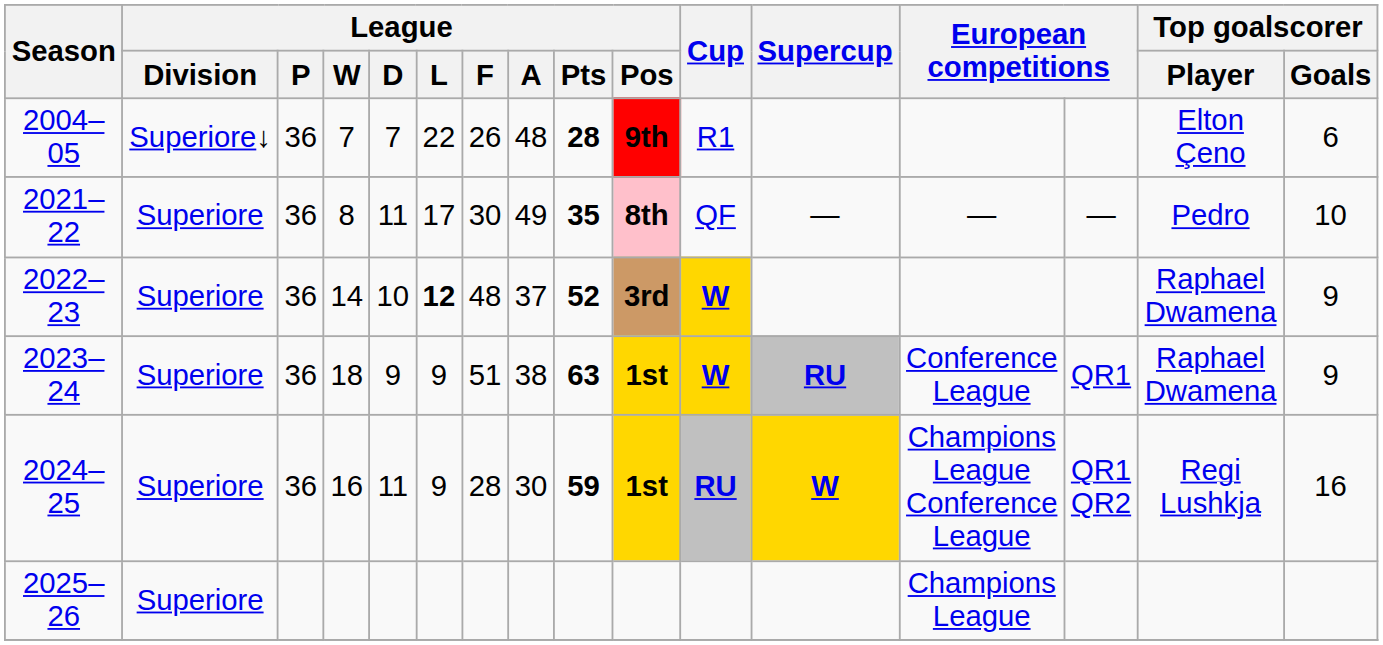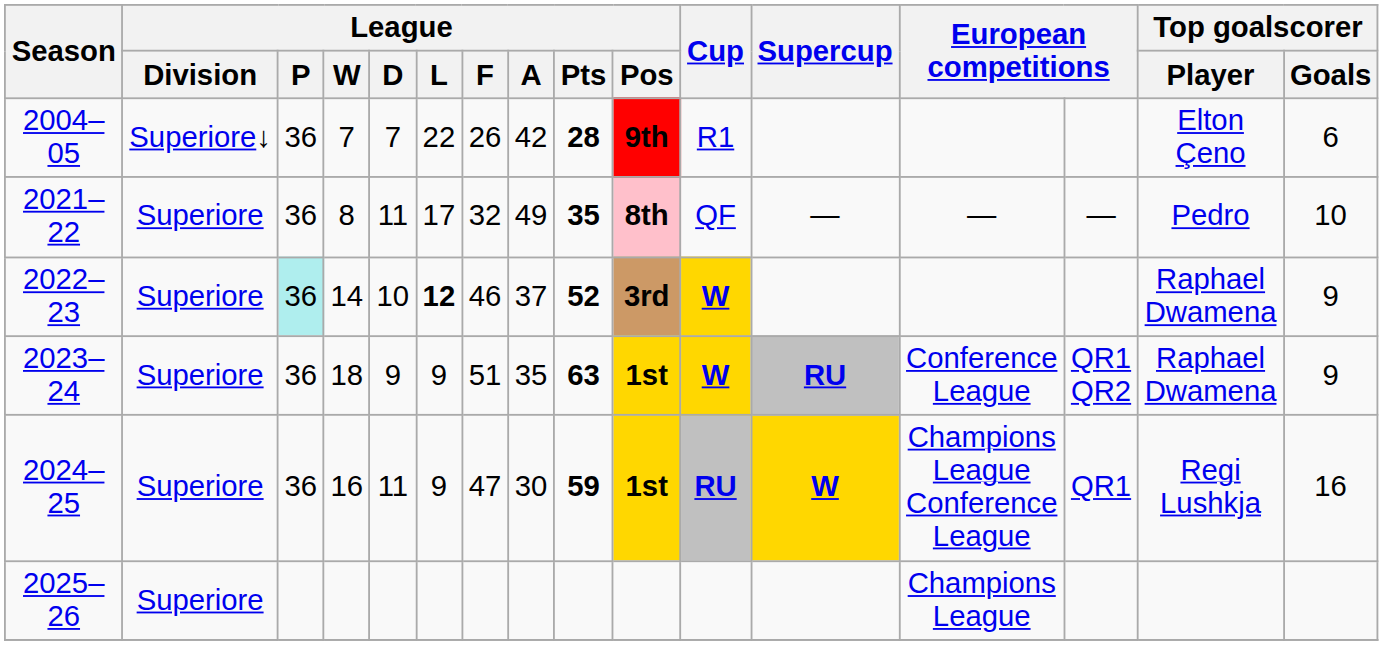(531, 137) 48 -> (531, 137) 42
(485, 216) 30 -> (485, 216) 32
(301, 295) no background -> (301, 295) paleturquoise background
(485, 295) 48 -> (485, 295) 46
(531, 375) 38 -> (531, 375) 35
(1101, 375) QR1 -> (1101, 375) QR1 QR2
(485, 487) 28 -> (485, 487) 47
(1101, 487) QR1 QR2 -> (1101, 487) QR1
